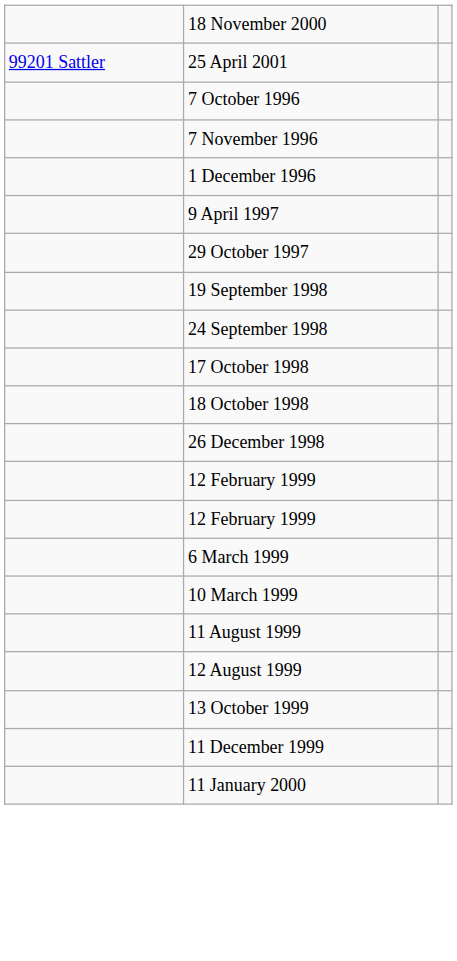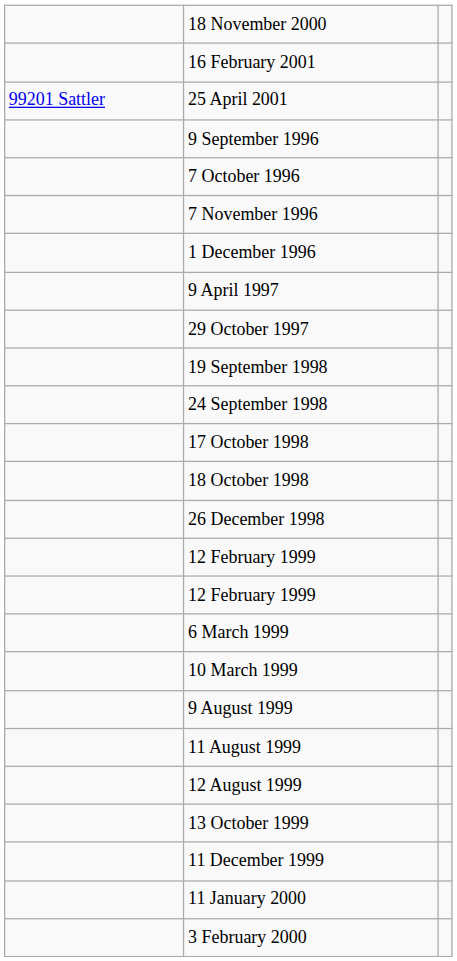+ row: (94, 63)
+ row: (94, 139)
+ row: (94, 709)
+ row: (94, 937)
